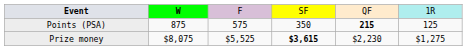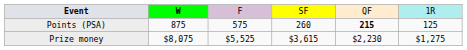(303, 25) 350 -> (303, 25) 260
(303, 38) bold -> (303, 38) normal
